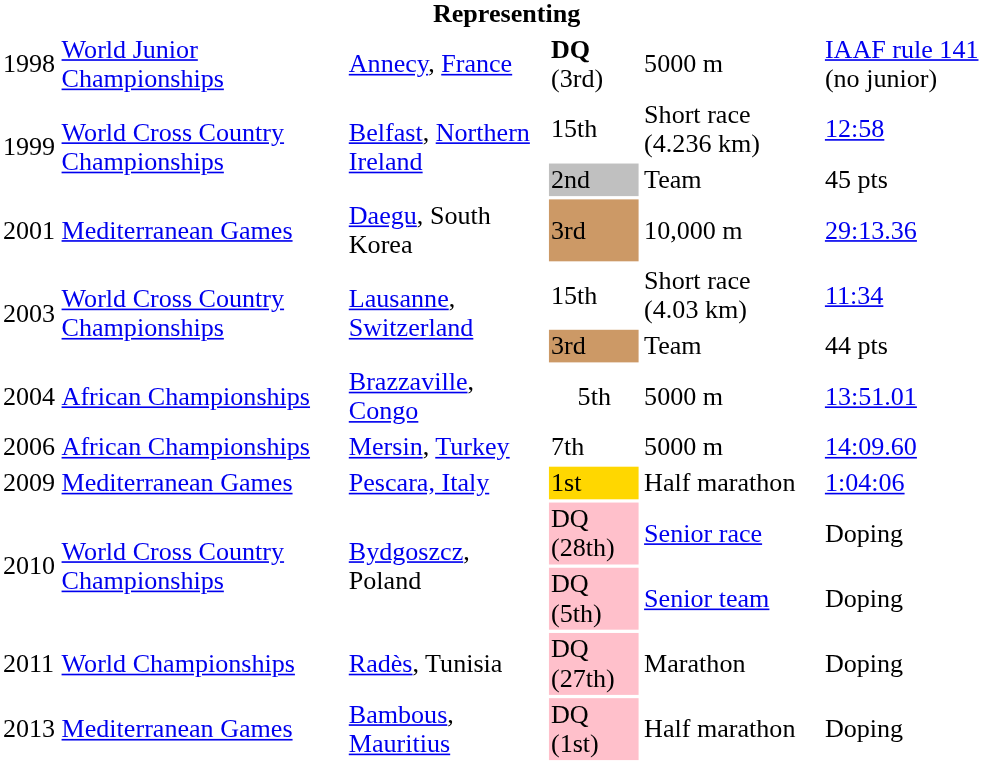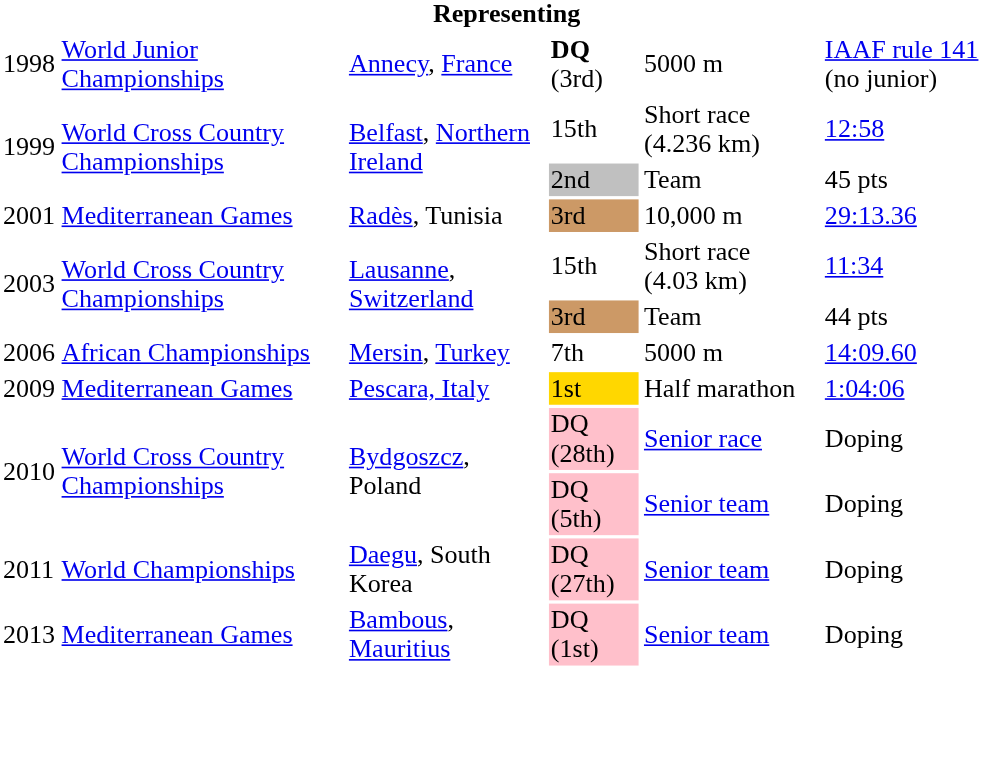(420, 230) Daegu, South Korea -> (426, 215) Radès, Tunisia
- row: (29, 396)
(426, 663) Radès, Tunisia -> (420, 569) Daegu, South Korea
(695, 663) Marathon -> (707, 569) Senior team
(720, 728) Half marathon -> (707, 634) Senior team
